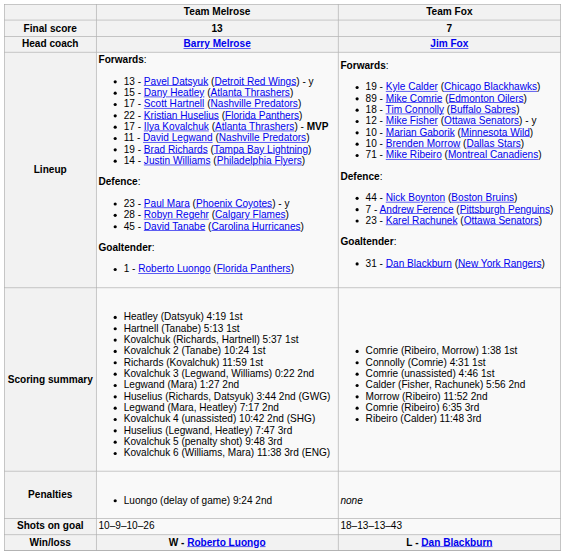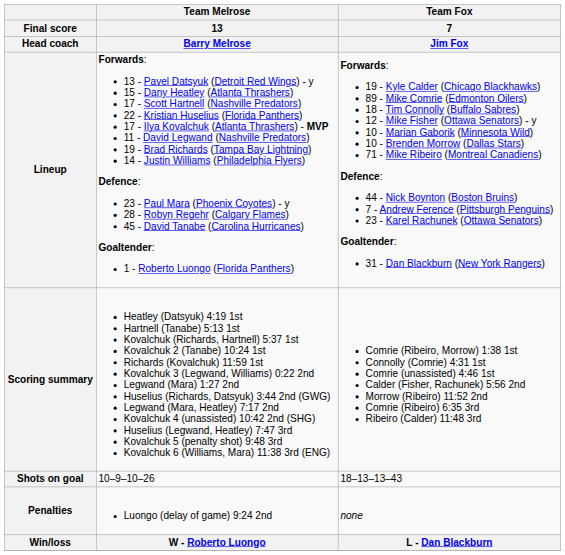rows swapped: (50, 494) <-> (50, 526)
